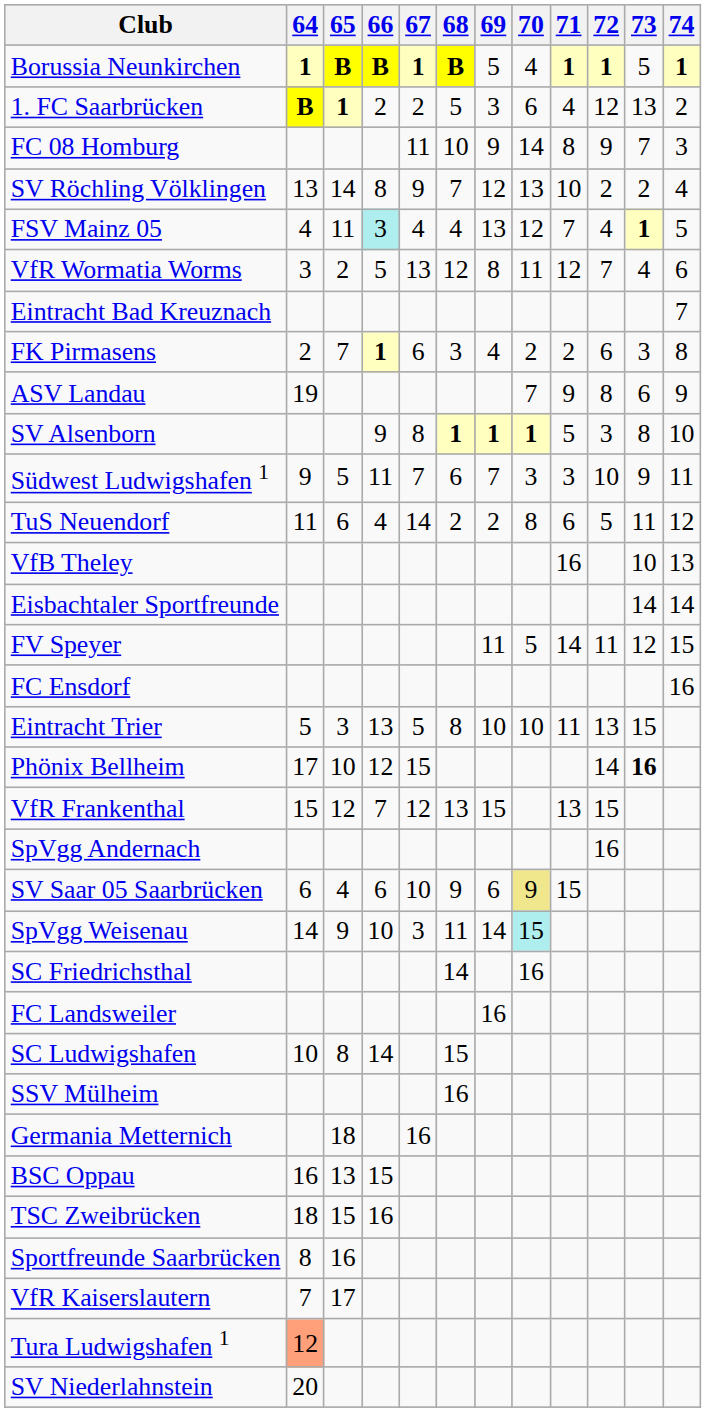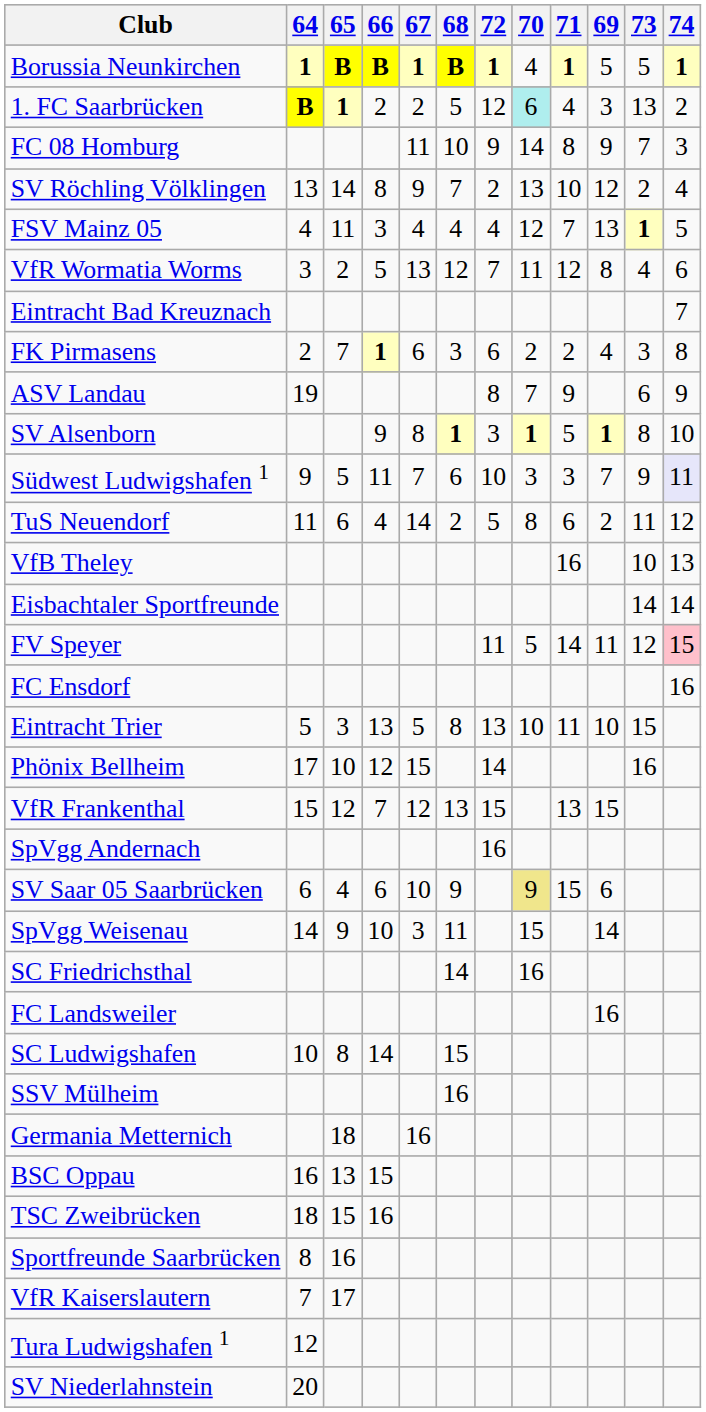columns swapped: (493, 24) <-> (606, 24)
(531, 106) no background -> (531, 106) paleturquoise background
(380, 229) paleturquoise background -> (380, 229) no background
(682, 477) no background -> (682, 477) lavender background
(682, 644) no background -> (682, 644) pink background
(644, 767) bold -> (644, 767) normal
(531, 930) paleturquoise background -> (531, 930) no background
(305, 1342) lightsalmon background -> (305, 1342) no background
